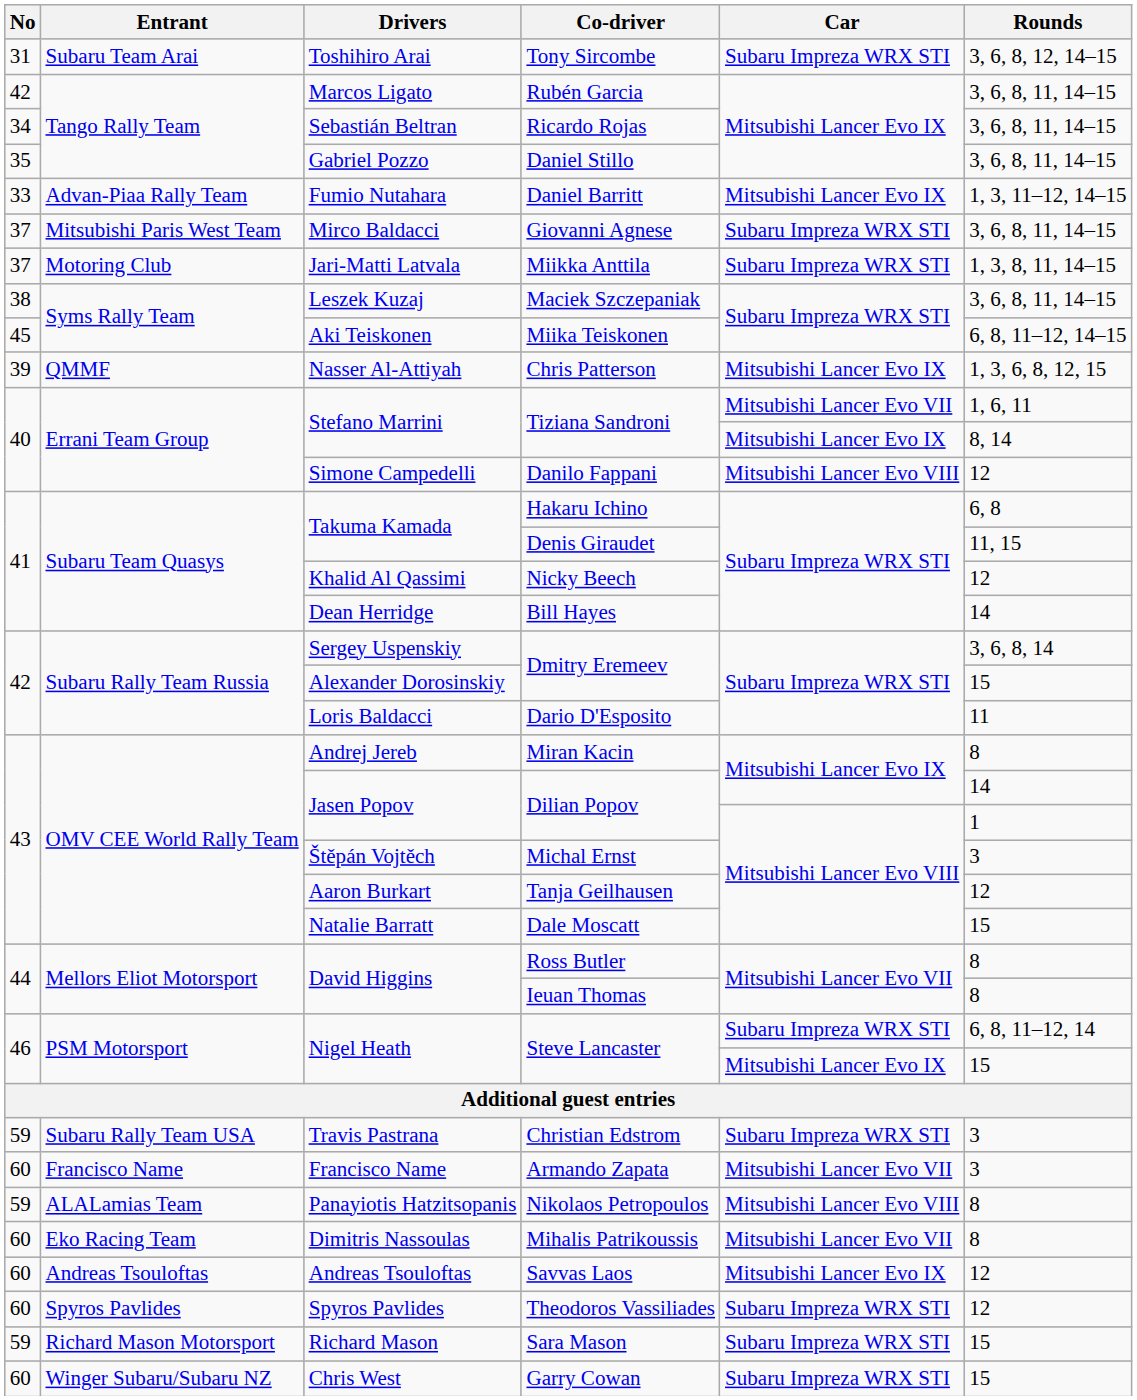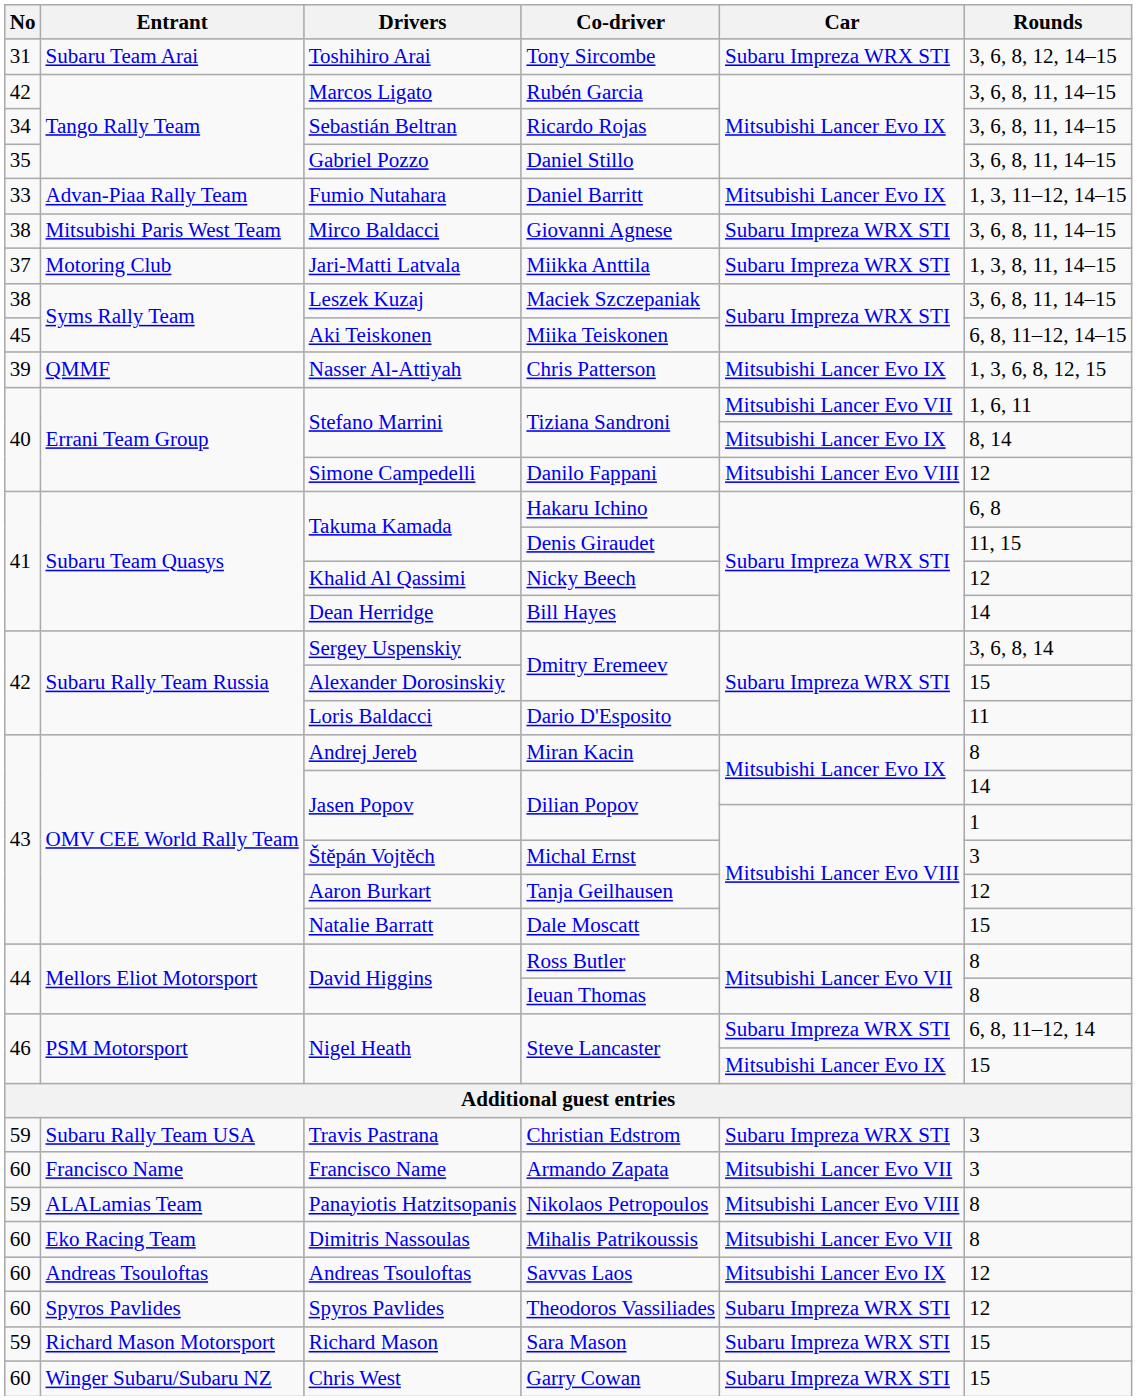(20, 230) 37 -> (20, 230) 38
